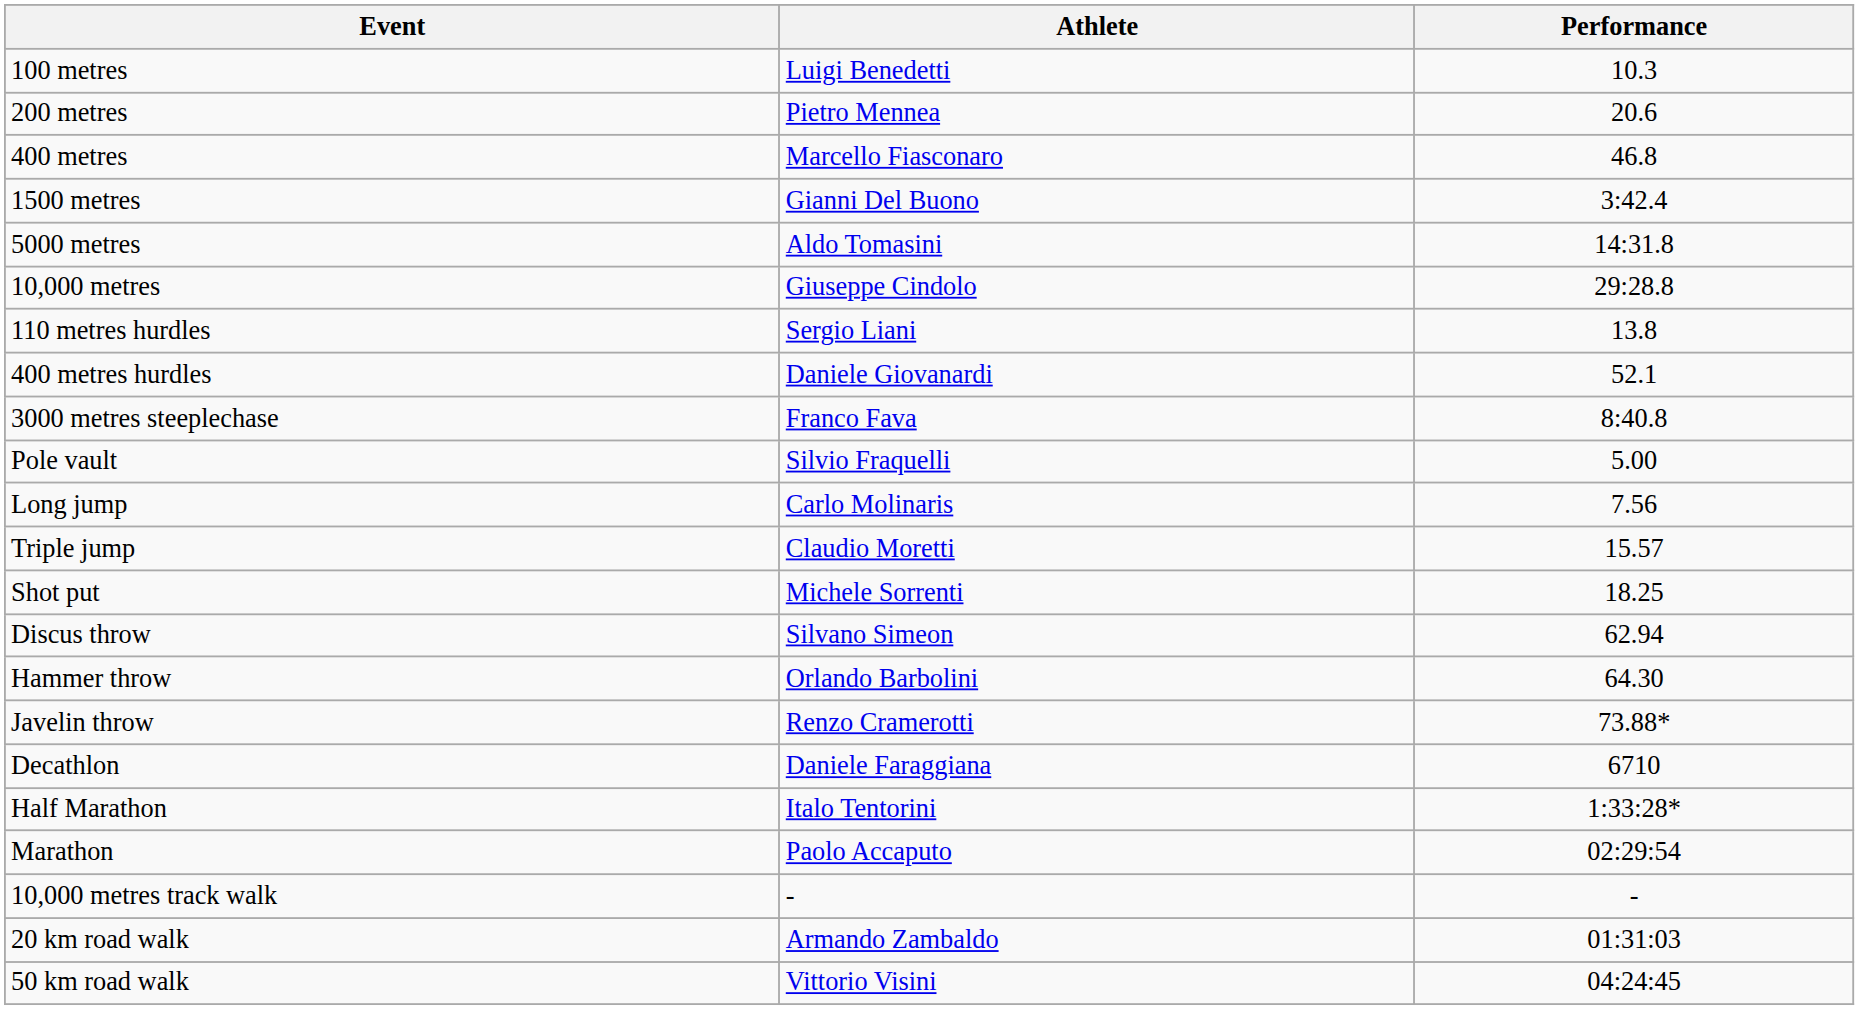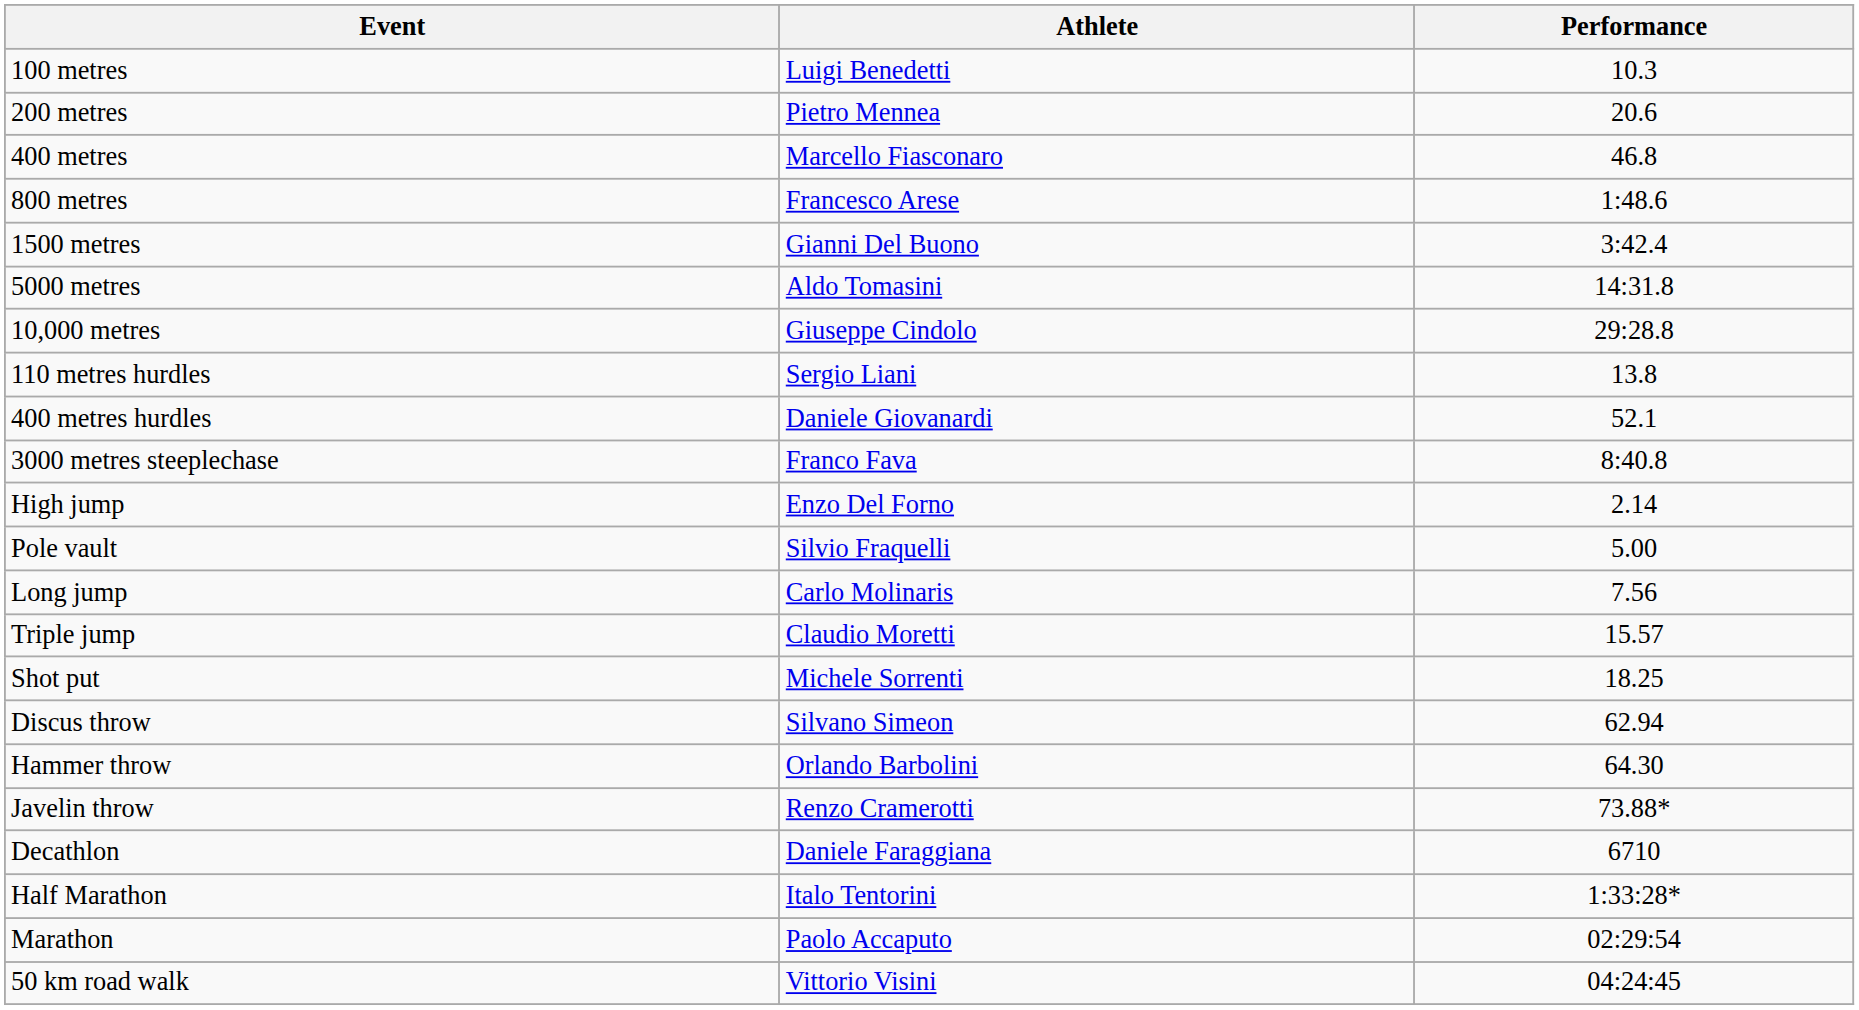+ row: (69, 200)
+ row: (68, 504)
- row: (144, 895)
- row: (100, 939)
